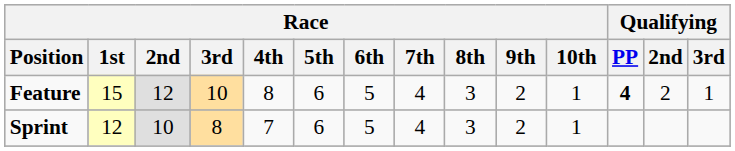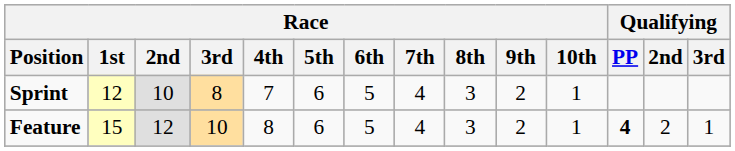rows swapped: (39, 127) <-> (45, 92)
